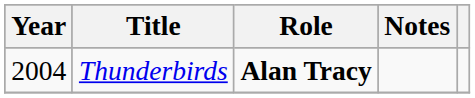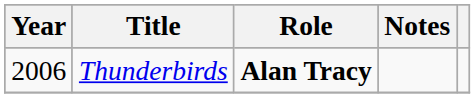(39, 69) 2004 -> (39, 69) 2006
